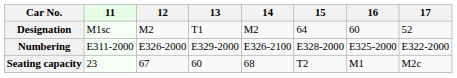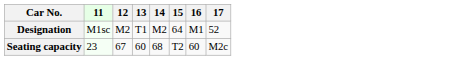(354, 30) 60 -> (196, 30) M1
- row: (44, 47)
(356, 64) M1 -> (194, 47) 60
